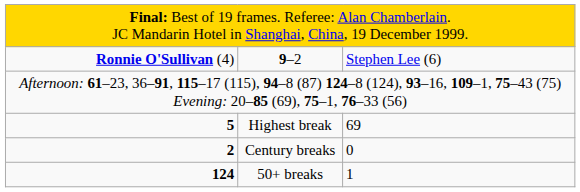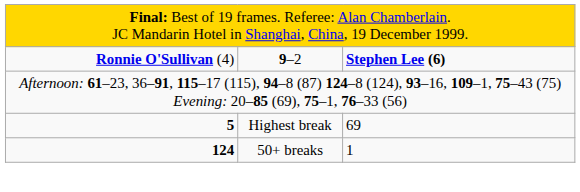(394, 59) normal -> (396, 59) bold
- row: (290, 150)
